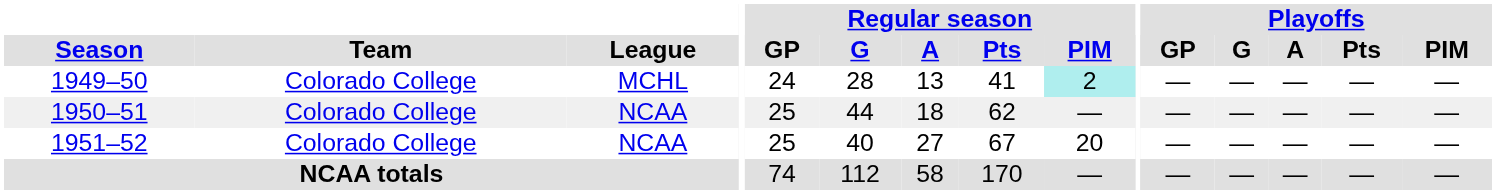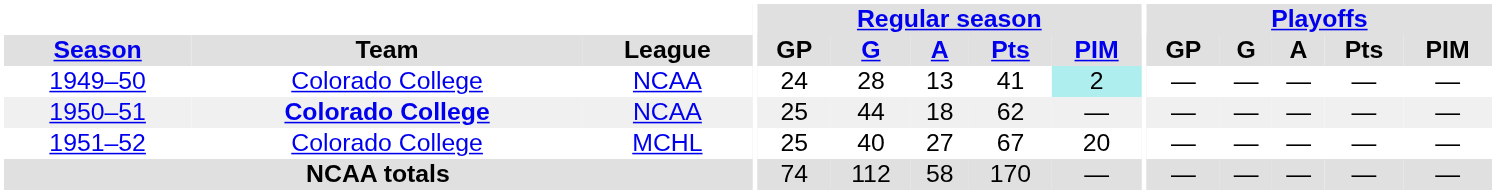(653, 81) MCHL -> (667, 81) NCAA
(381, 112) normal -> (387, 112) bold
(653, 143) NCAA -> (667, 143) MCHL
